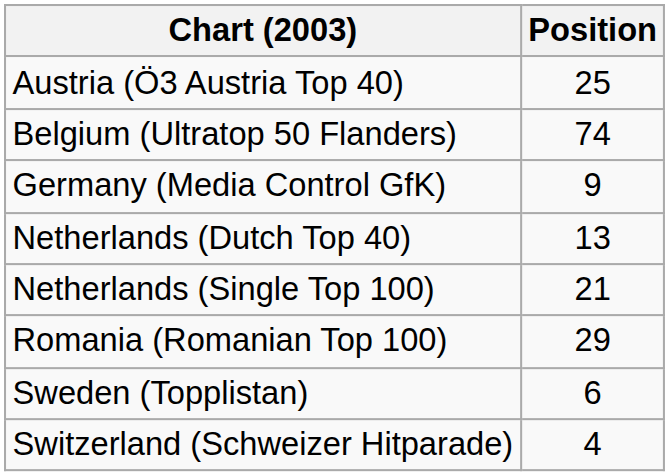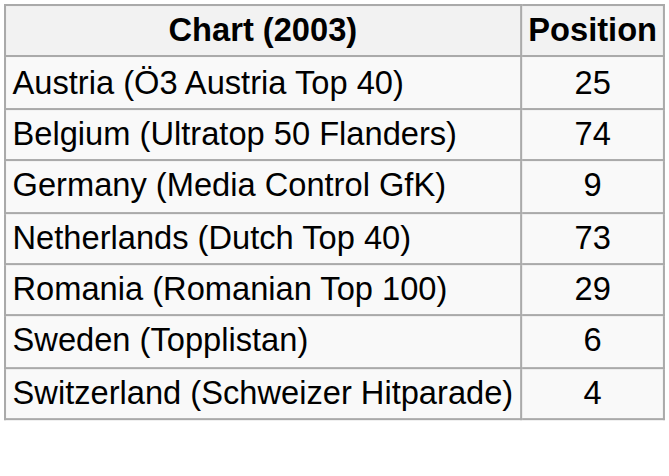(593, 237) 13 -> (593, 237) 73
- row: (224, 289)
